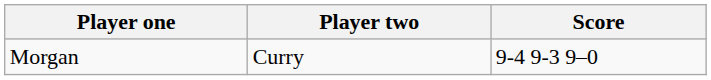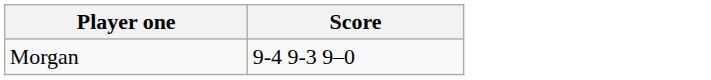- column: (369, 21)
